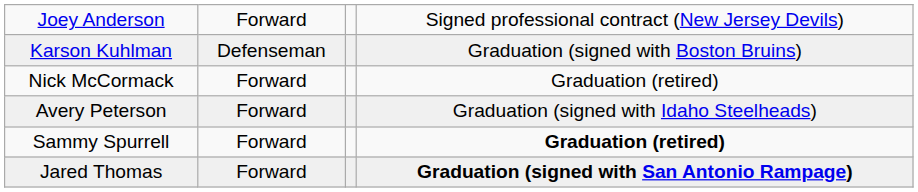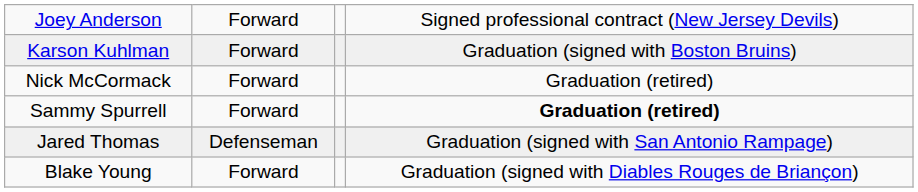(271, 50) Defenseman -> (263, 50) Forward
- row: (101, 111)
(271, 171) Forward -> (263, 141) Defenseman
(635, 171) bold -> (630, 141) normal
+ row: (98, 171)
